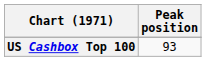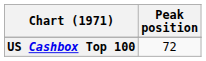(170, 47) 93 -> (170, 47) 72
